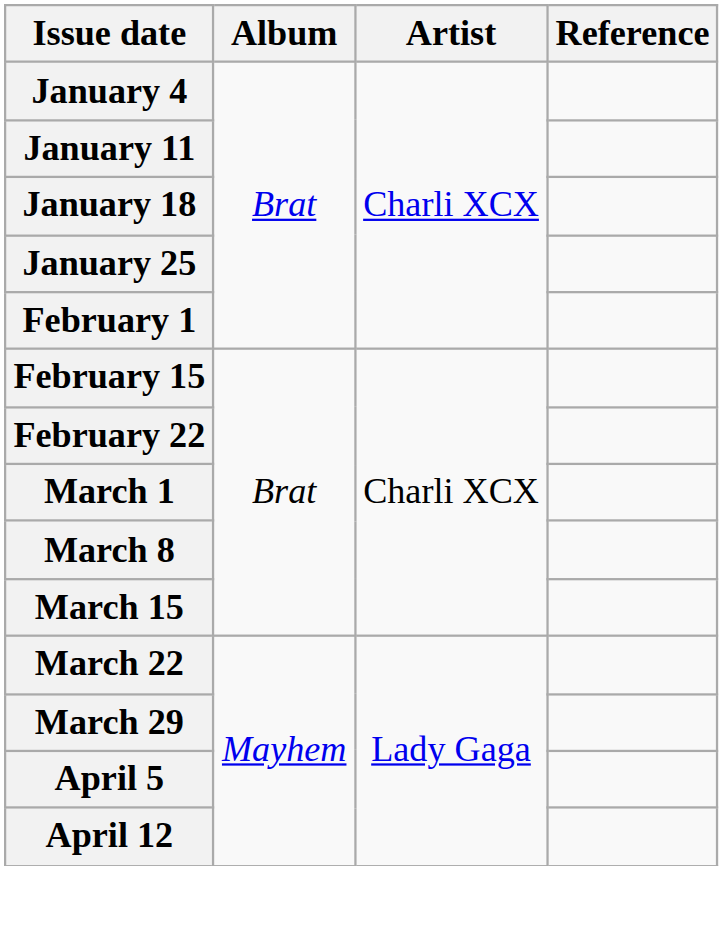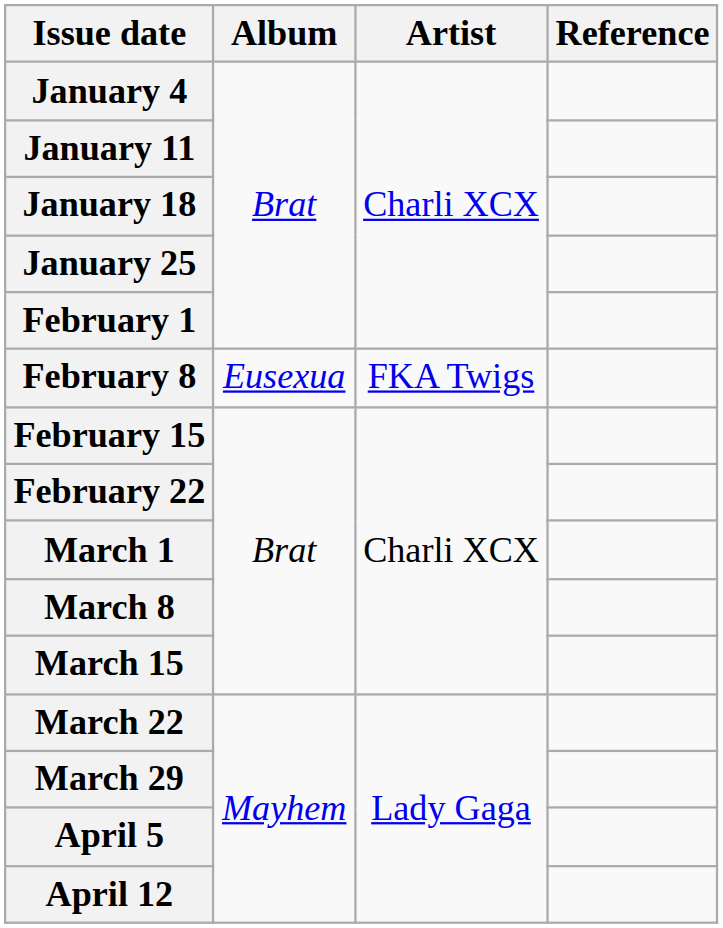+ row: (109, 377)
